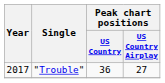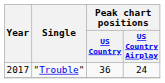(142, 70) 27 -> (142, 70) 24
